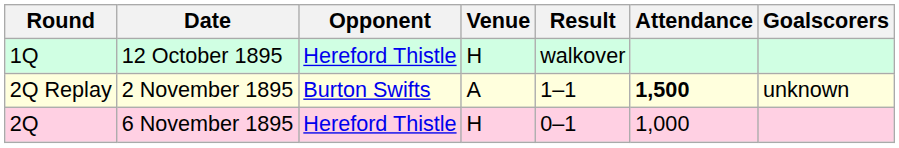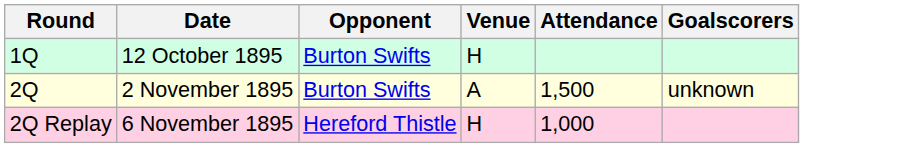- column: (583, 21)
(380, 55) Hereford Thistle -> (367, 55) Burton Swifts
(61, 90) 2Q Replay -> (24, 90) 2Q
(662, 90) bold -> (567, 90) normal
(24, 124) 2Q -> (61, 124) 2Q Replay
